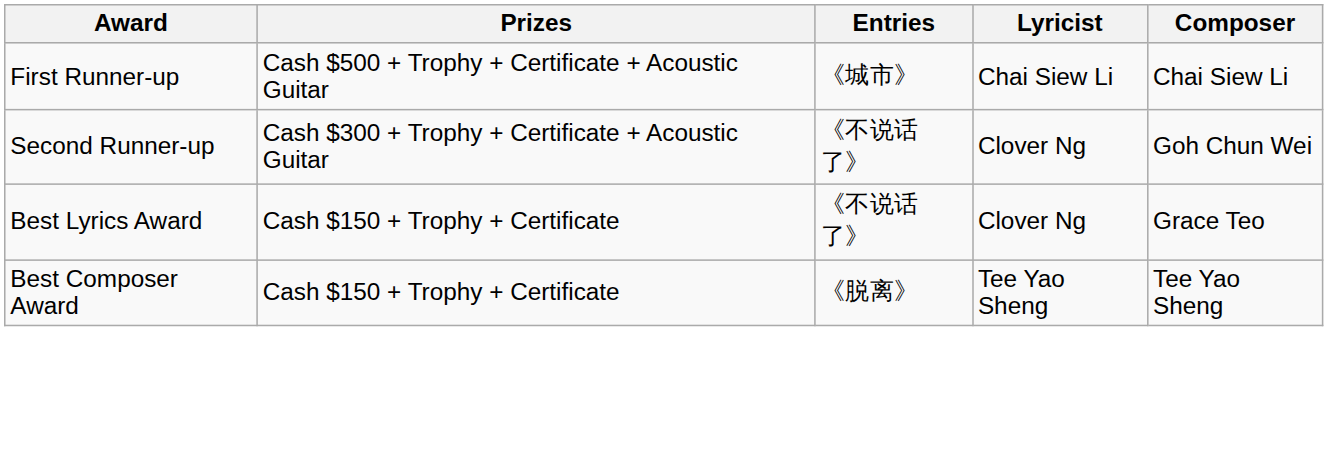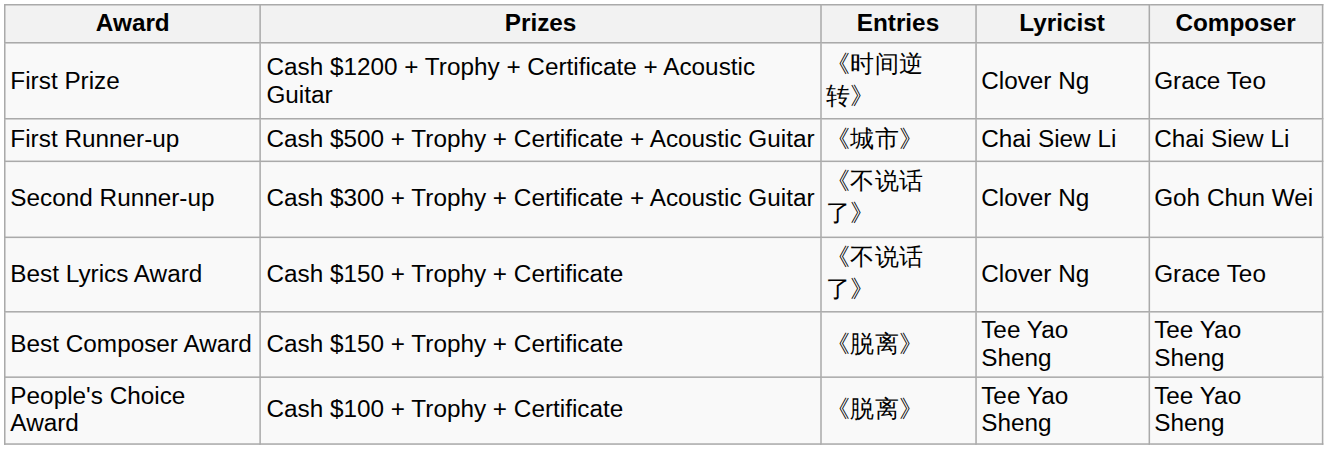+ row: (65, 80)
+ row: (98, 410)
